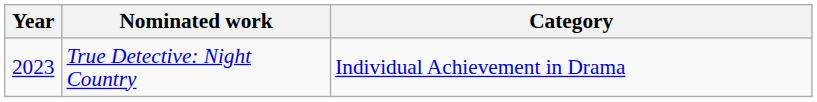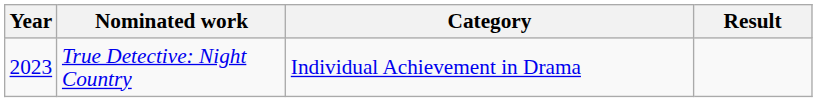+ column: (753, 21)
